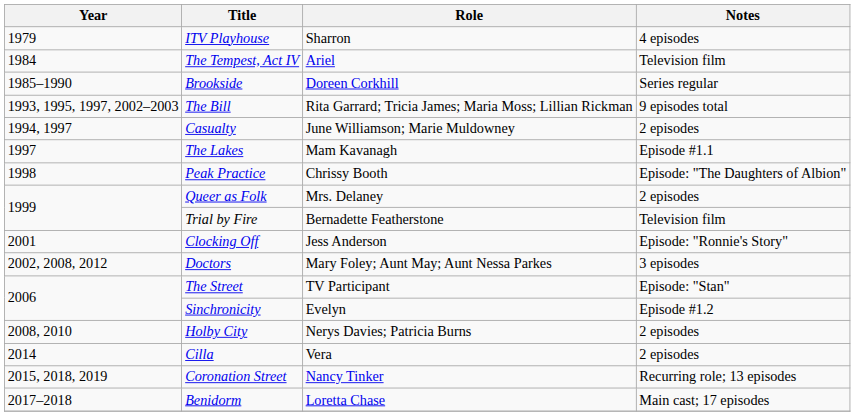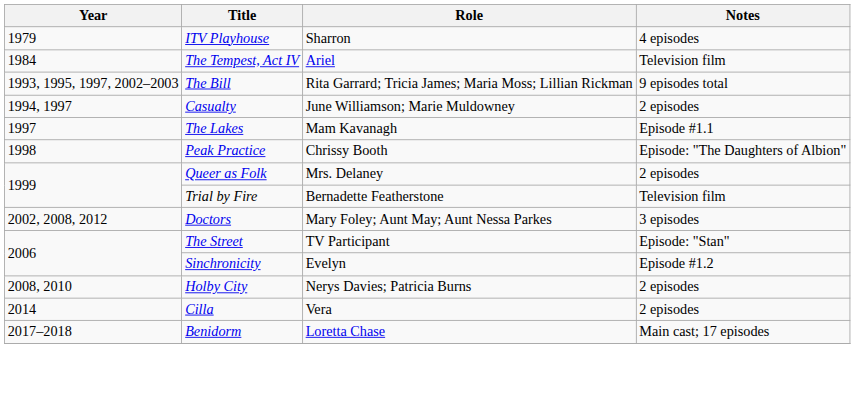- row: (214, 83)
- row: (222, 241)
- row: (236, 377)
